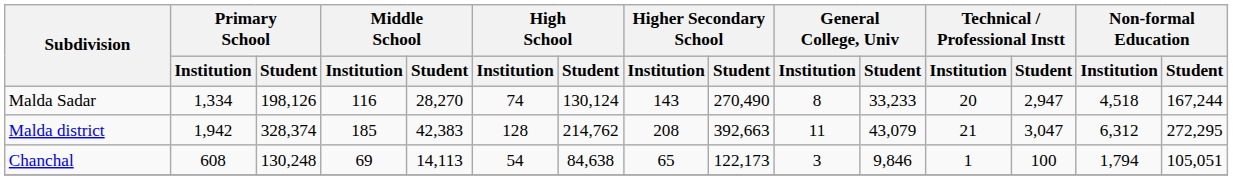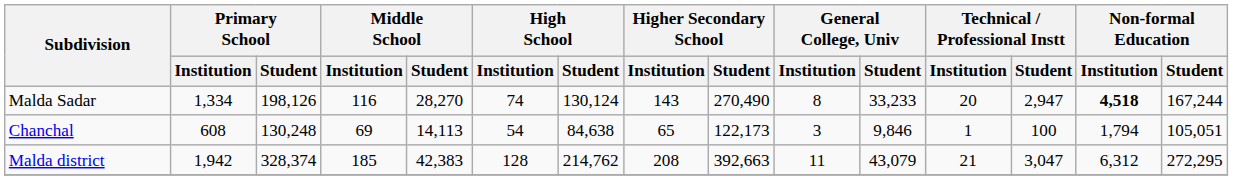(1119, 100) normal -> (1119, 100) bold
rows swapped: (41, 159) <-> (57, 129)
